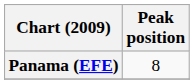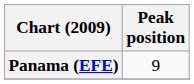(156, 65) 8 -> (156, 65) 9
